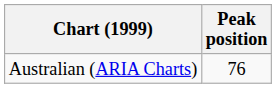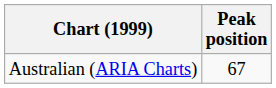(237, 68) 76 -> (237, 68) 67
